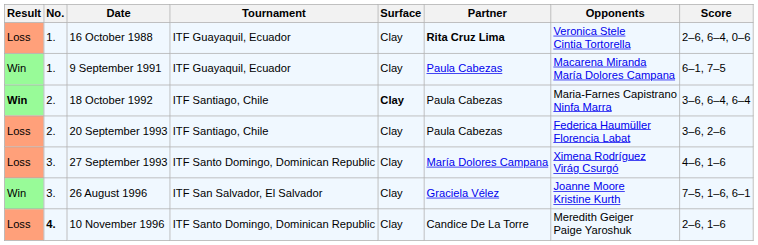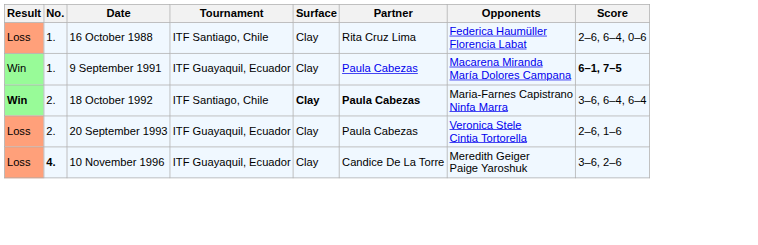(232, 37) ITF Guayaquil, Ecuador -> (221, 37) ITF Santiago, Chile
(466, 37) bold -> (379, 37) normal
(592, 37) Veronica Stele Cintia Tortorella -> (498, 37) Federica Haumüller Florencia Labat
(704, 68) normal -> (600, 68) bold
(464, 99) normal -> (381, 99) bold
(221, 130) ITF Santiago, Chile -> (232, 130) ITF Guayaquil, Ecuador
(602, 130) Federica Haumüller Florencia Labat -> (488, 130) Veronica Stele Cintia Tortorella
(704, 130) 3–6, 2–6 -> (600, 130) 2–6, 1–6
- row: (119, 162)
- row: (108, 193)
(274, 224) ITF Santo Domingo, Dominican Republic -> (232, 162) ITF Guayaquil, Ecuador
(704, 224) 2–6, 1–6 -> (600, 162) 3–6, 2–6
